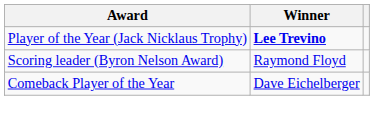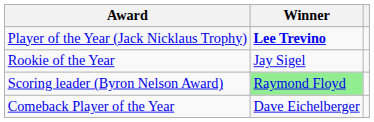+ row: (61, 60)
(300, 60) no background -> (300, 83) lightgreen background
